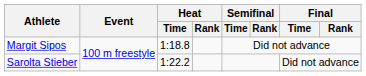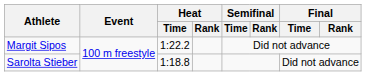(175, 46) 1:18.8 -> (175, 46) 1:22.2
(175, 63) 1:22.2 -> (175, 63) 1:18.8
